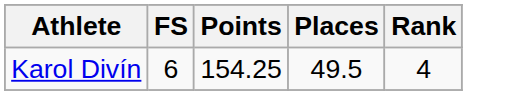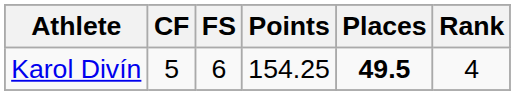+ column: (172, 26)
(336, 68) normal -> (384, 68) bold
